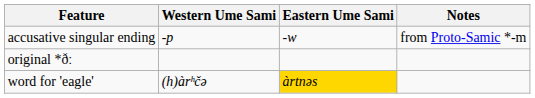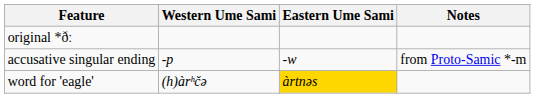rows swapped: (40, 59) <-> (81, 37)
